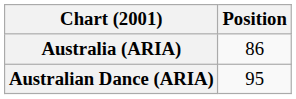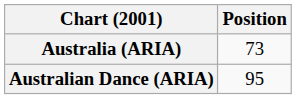(255, 49) 86 -> (255, 49) 73
